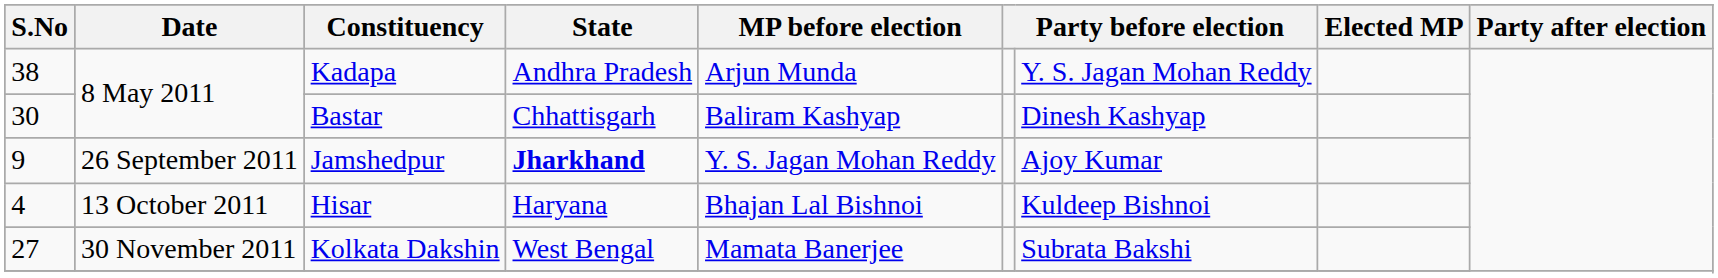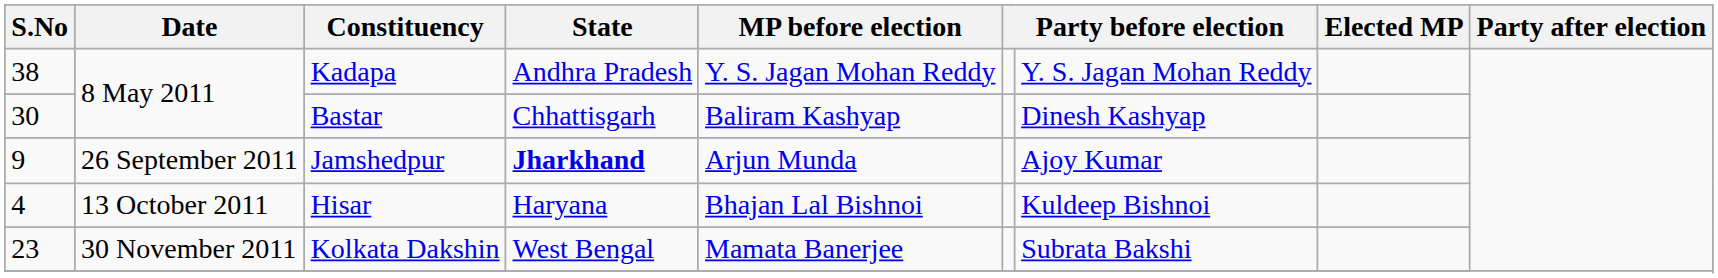(781, 71) Arjun Munda -> (850, 71) Y. S. Jagan Mohan Reddy
(850, 159) Y. S. Jagan Mohan Reddy -> (781, 159) Arjun Munda
(25, 248) 27 -> (25, 248) 23
